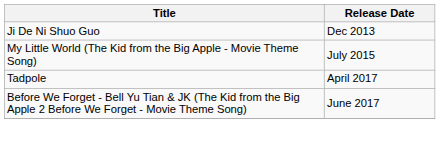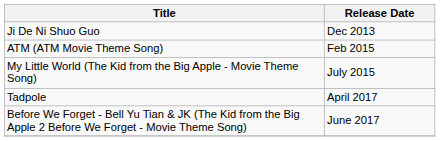+ row: (85, 48)
